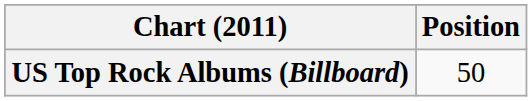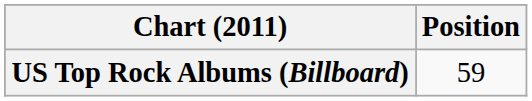(471, 72) 50 -> (471, 72) 59
